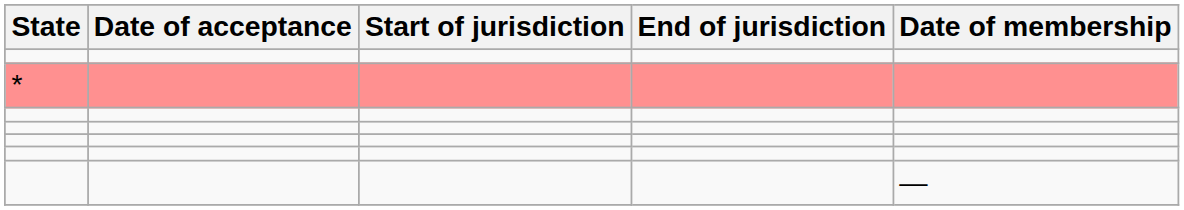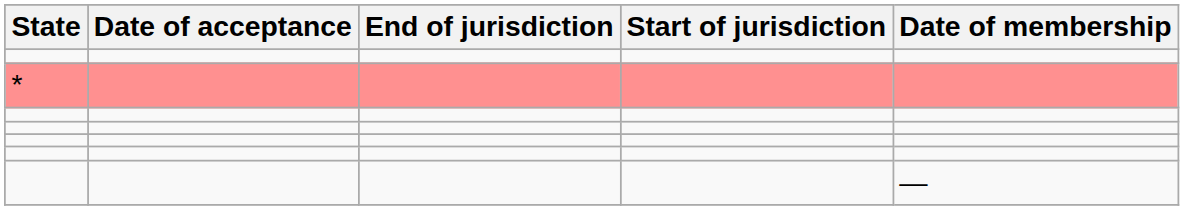columns swapped: (495, 26) <-> (762, 26)
